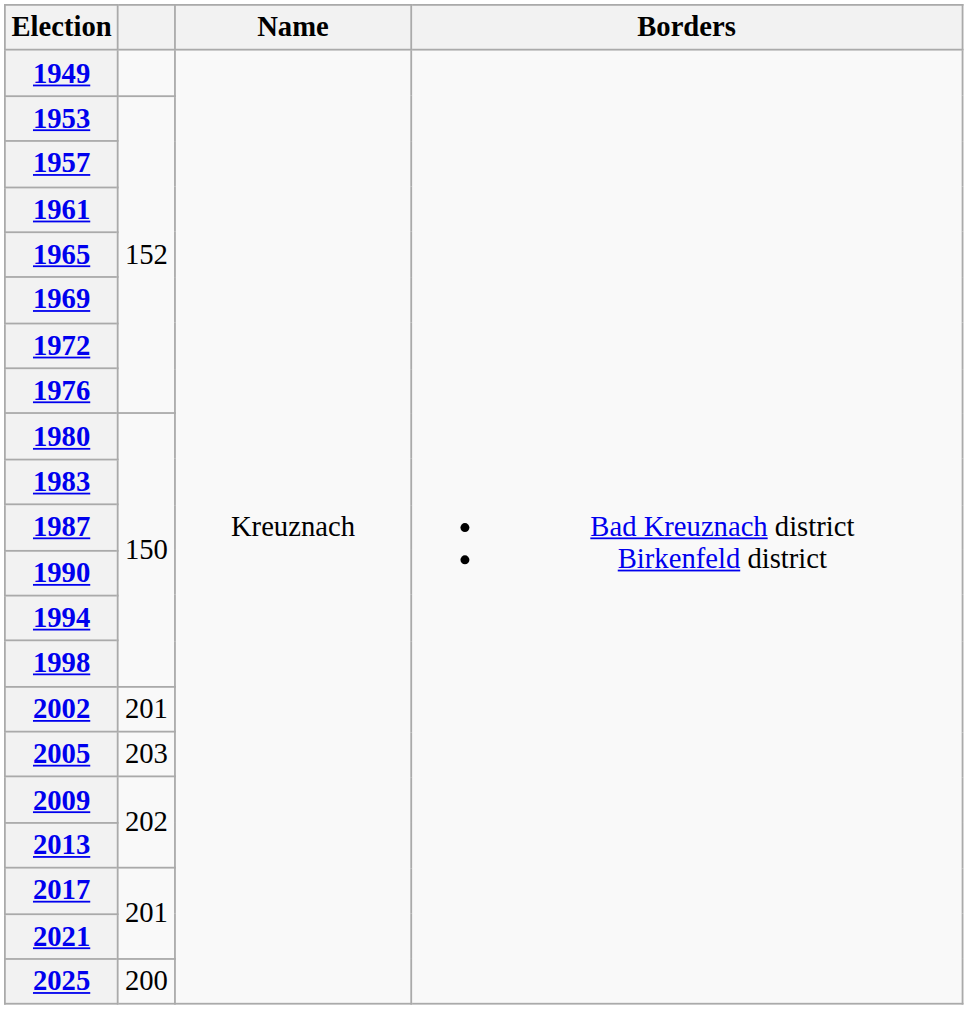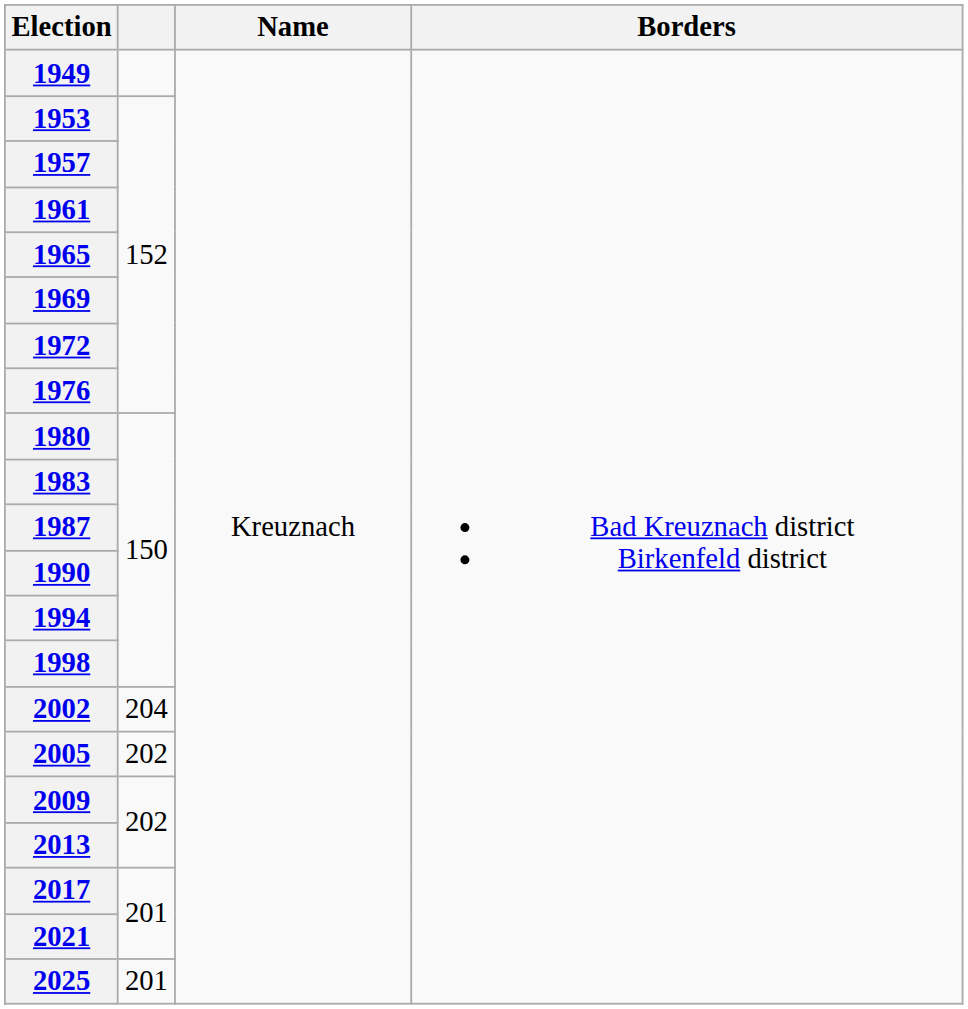(146, 708) 201 -> (146, 708) 204
(146, 753) 203 -> (146, 753) 202
(146, 981) 200 -> (146, 981) 201
